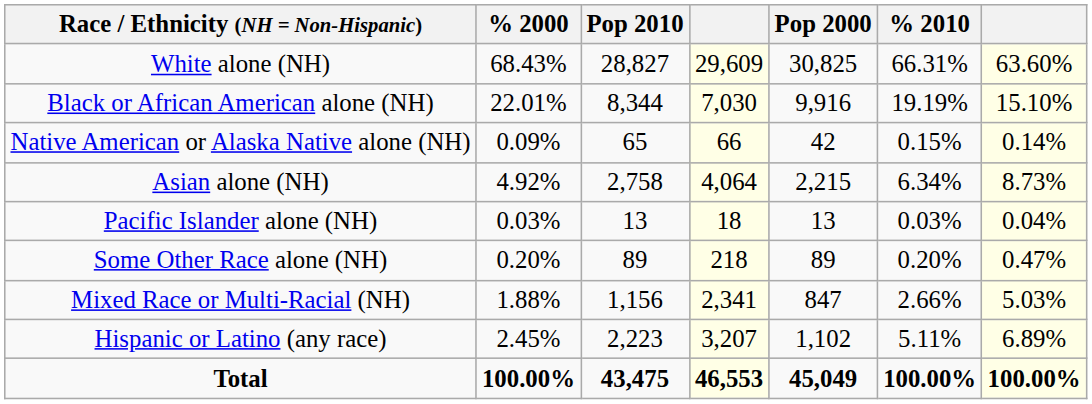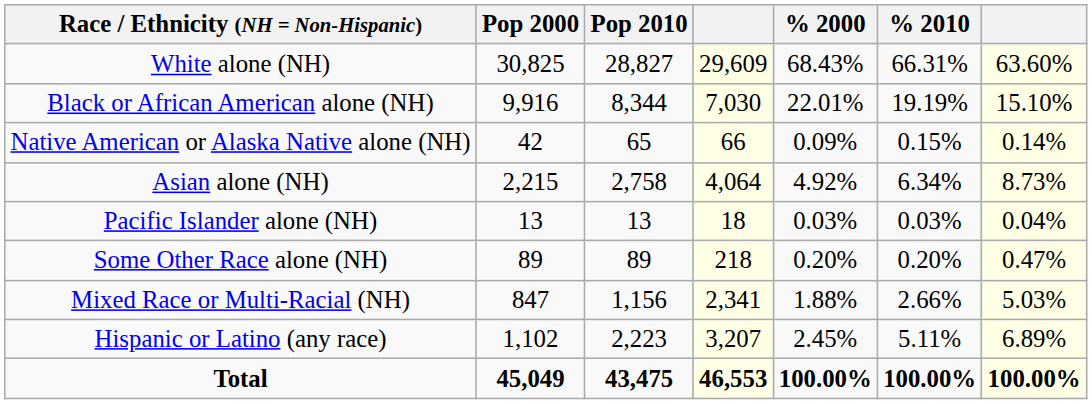columns swapped: (823, 24) <-> (528, 24)
